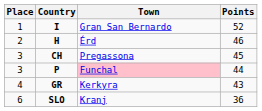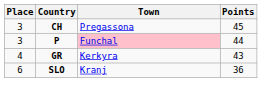- row: (57, 26)
- row: (57, 41)
